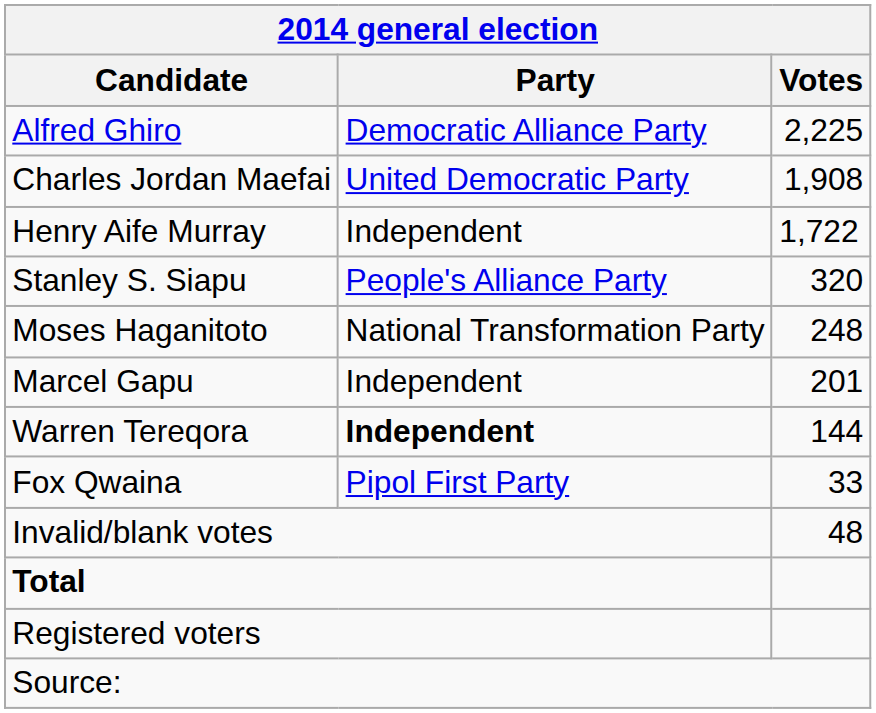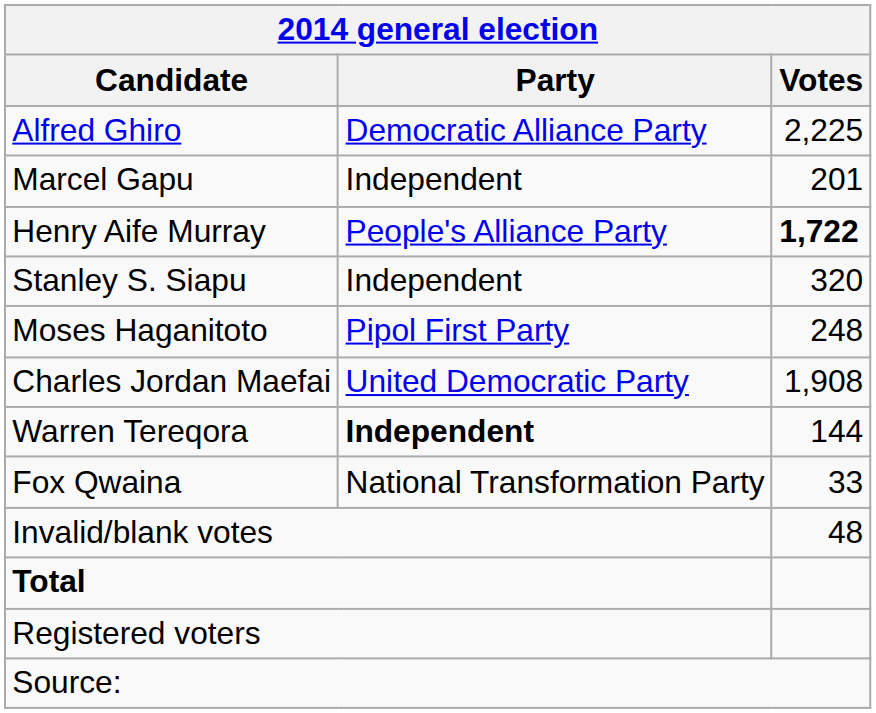rows swapped: (172, 180) <-> (103, 381)
(434, 230) Independent -> (506, 230) People's Alliance Party
(819, 230) normal -> (819, 230) bold
(506, 280) People's Alliance Party -> (434, 280) Independent
(555, 331) National Transformation Party -> (457, 331) Pipol First Party
(457, 481) Pipol First Party -> (555, 481) National Transformation Party
